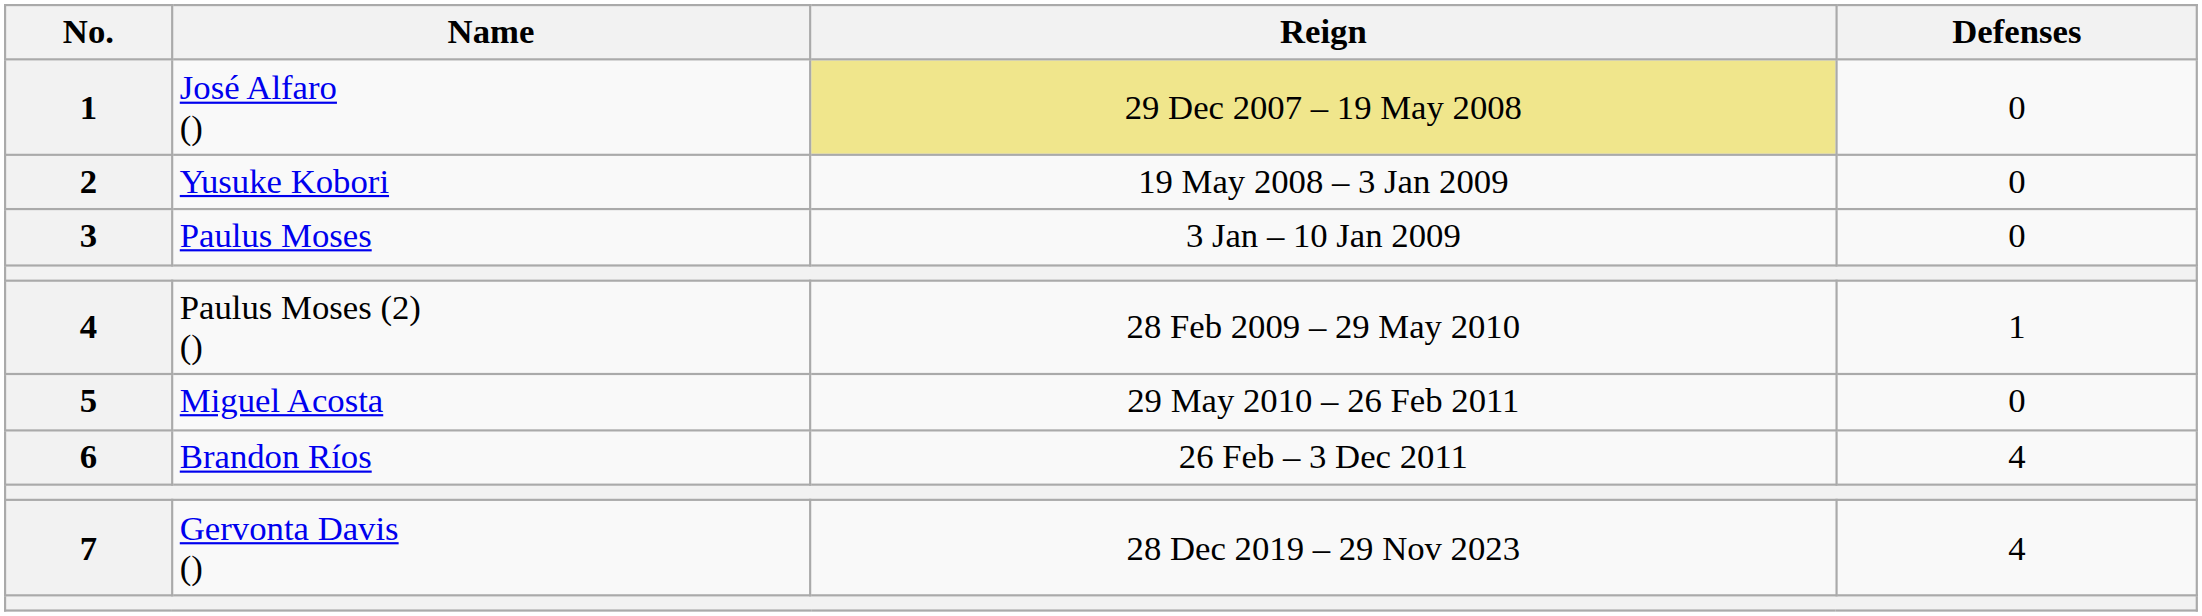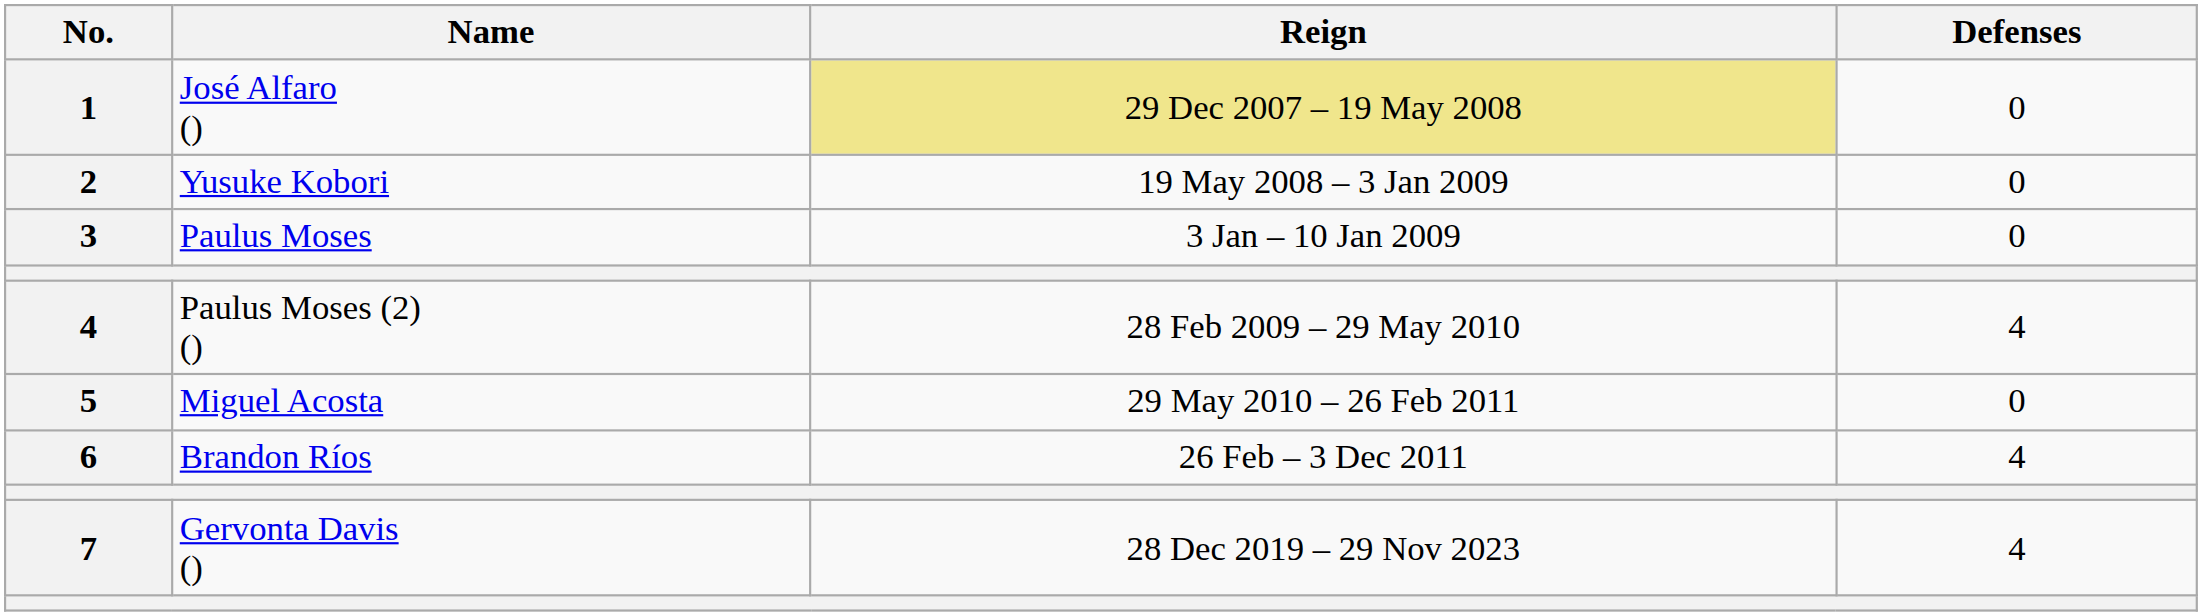(2017, 326) 1 -> (2017, 326) 4
